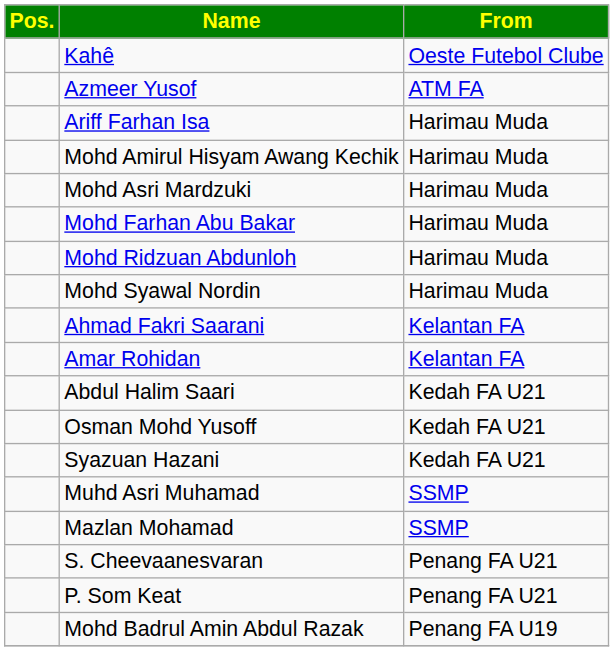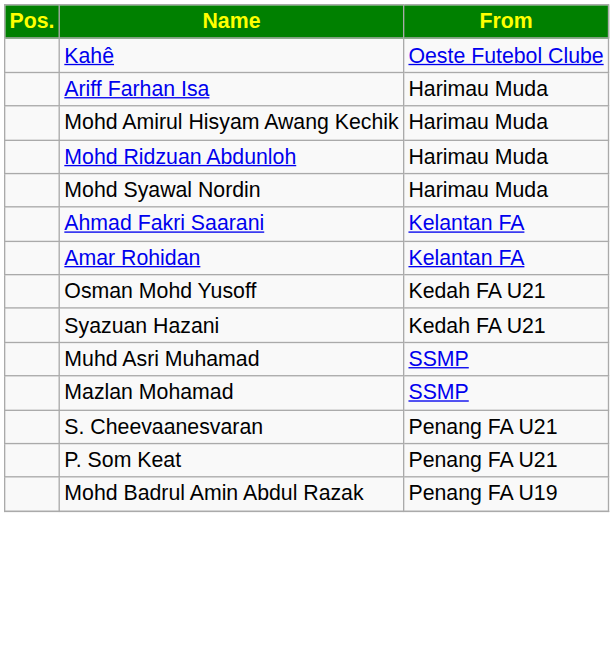- row: (130, 88)
- row: (158, 190)
- row: (180, 223)
- row: (149, 392)
